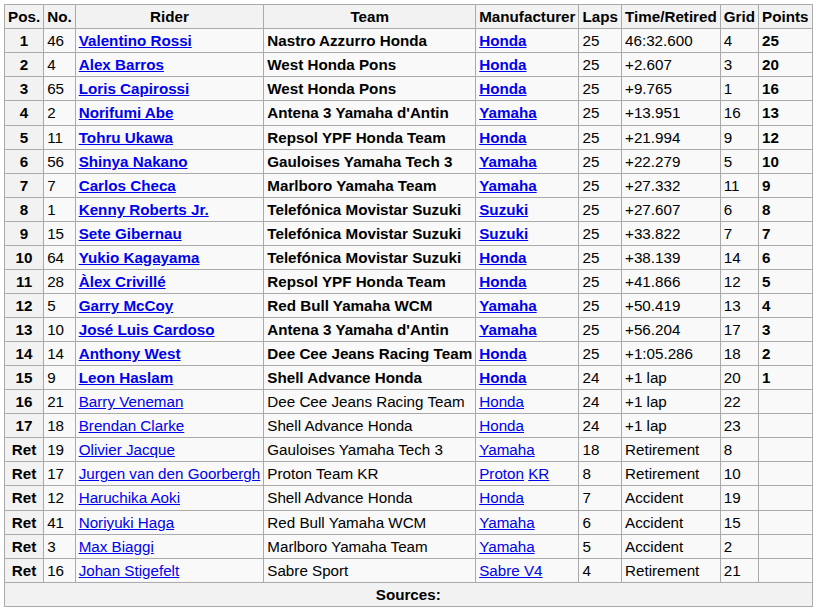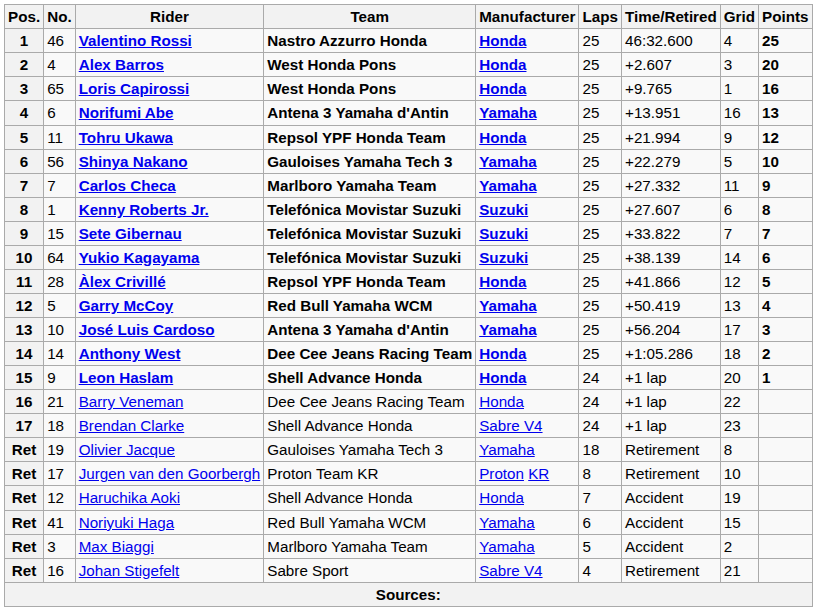(51, 113) 2 -> (51, 113) 6
(503, 257) Honda -> (504, 257) Suzuki
(502, 426) Honda -> (511, 426) Sabre V4
